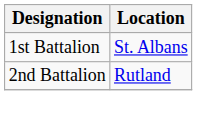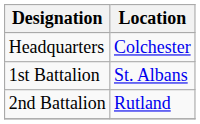+ row: (56, 47)
